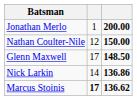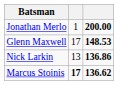- row: (46, 42)
(117, 57) 148.50 -> (98, 42) 148.53
(94, 73) 14 -> (76, 57) 13
